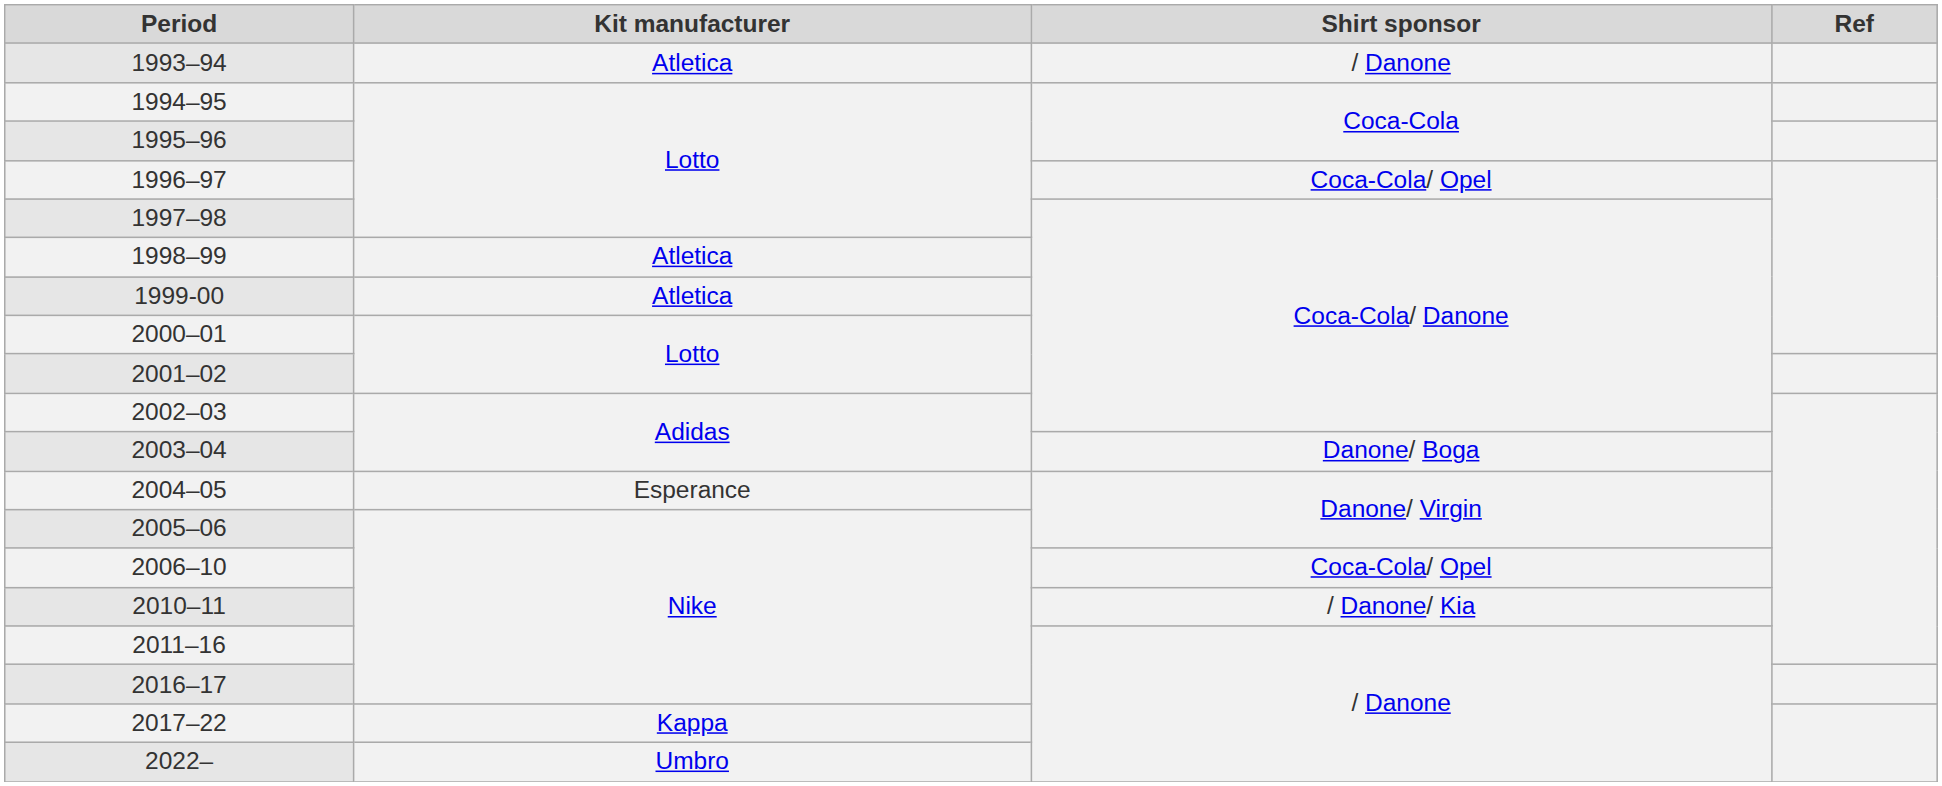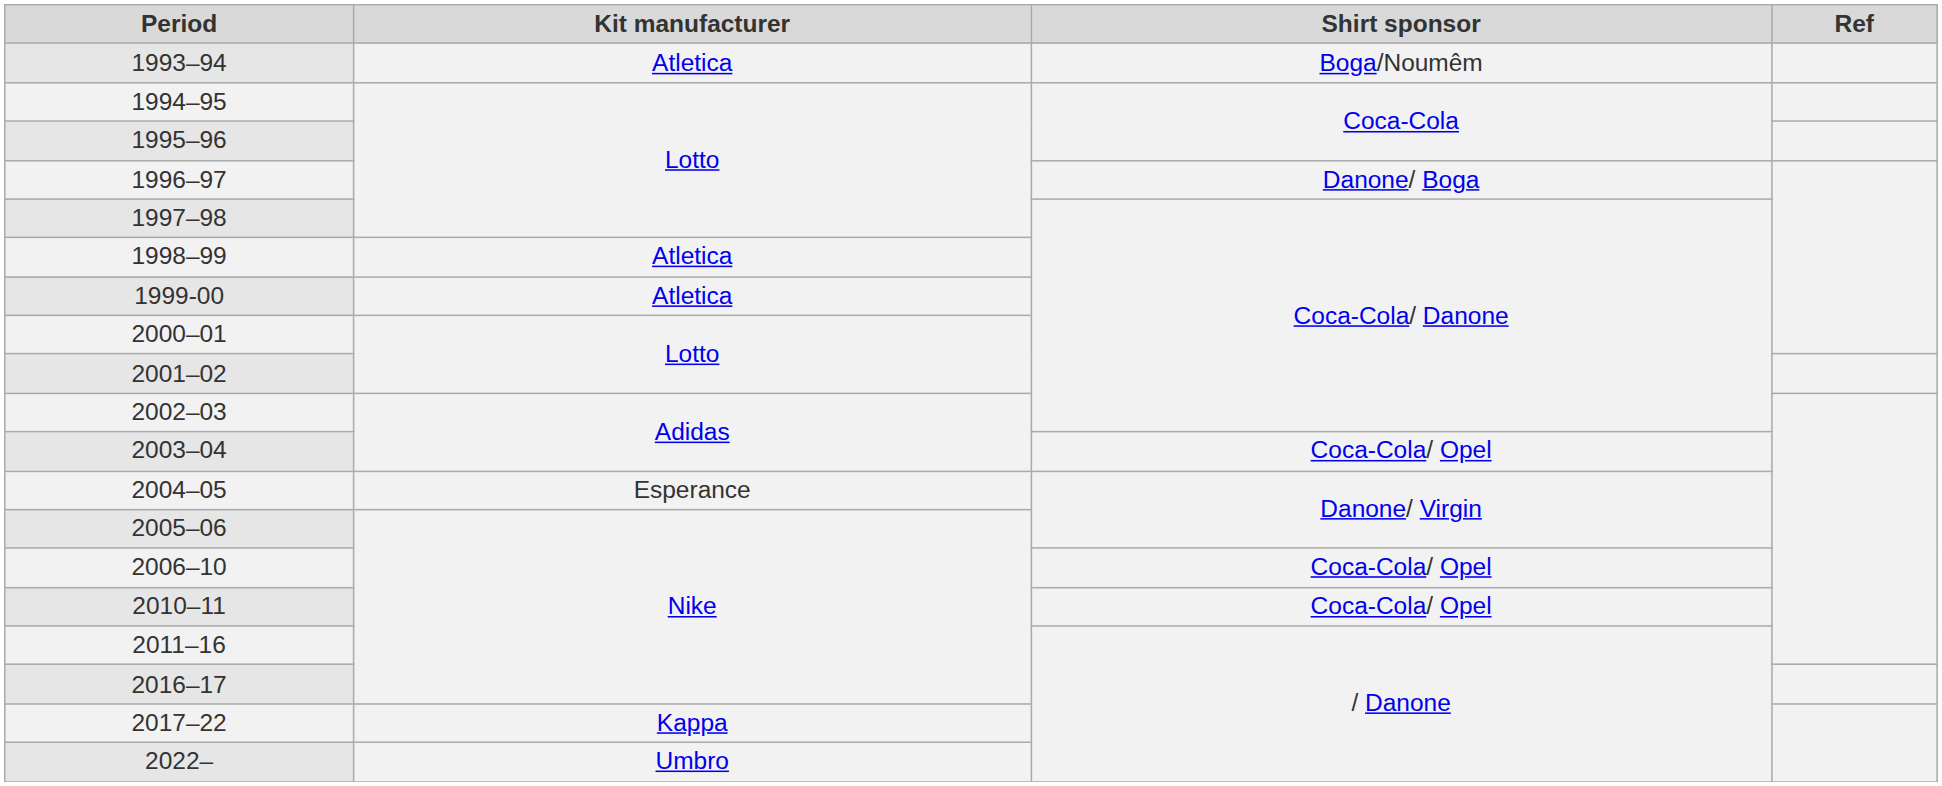(1401, 62) / Danone -> (1401, 62) Boga/Noumêm
(1401, 179) Coca-Cola/ Opel -> (1401, 179) Danone/ Boga
(1401, 450) Danone/ Boga -> (1401, 450) Coca-Cola/ Opel
(1401, 606) / Danone/ Kia -> (1401, 606) Coca-Cola/ Opel
